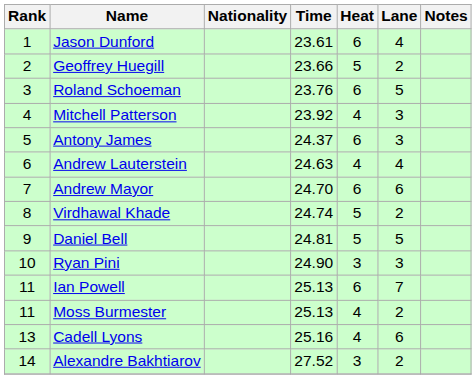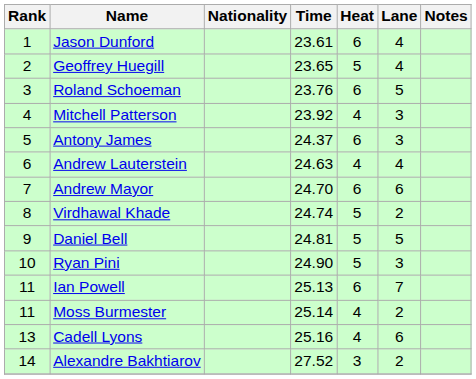(314, 66) 23.66 -> (314, 66) 23.65
(399, 66) 2 -> (399, 66) 4
(357, 262) 3 -> (357, 262) 5
(314, 312) 25.13 -> (314, 312) 25.14
